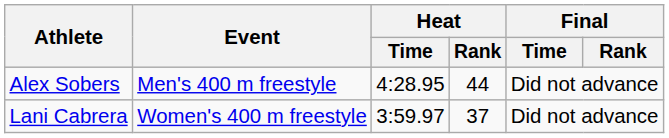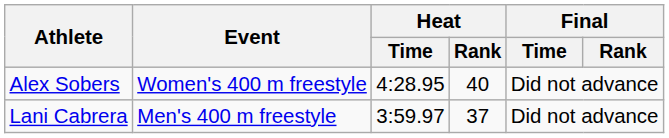(237, 84) Men's 400 m freestyle -> (252, 84) Women's 400 m freestyle
(478, 84) 44 -> (478, 84) 40
(252, 116) Women's 400 m freestyle -> (237, 116) Men's 400 m freestyle
